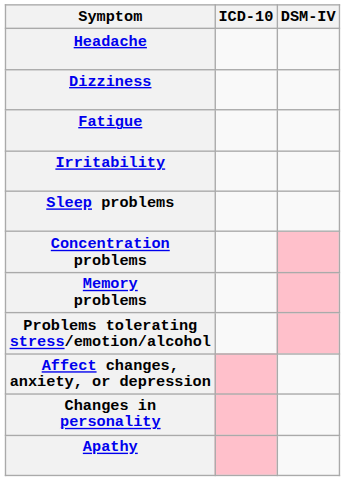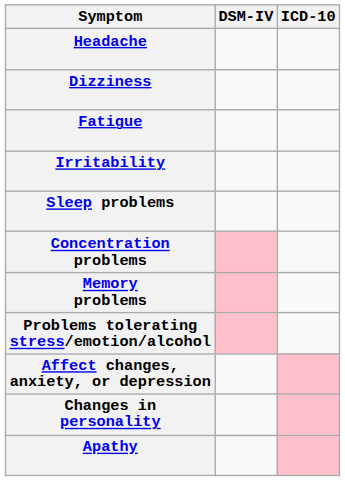columns swapped: (246, 17) <-> (308, 17)
